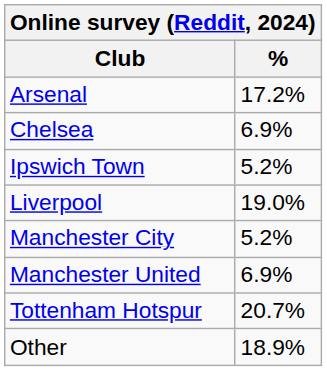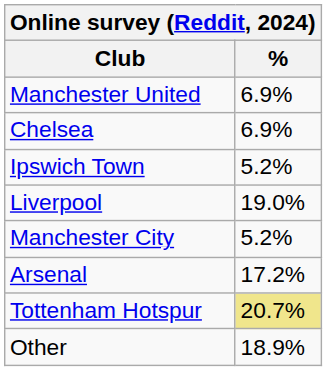rows swapped: (48, 94) <-> (105, 274)
(273, 310) no background -> (273, 310) khaki background
